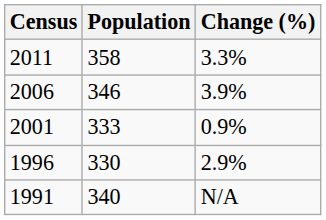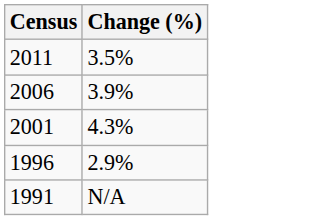- column: (139, 22)
(224, 57) 3.3% -> (110, 57) 3.5%
(224, 127) 0.9% -> (110, 127) 4.3%
